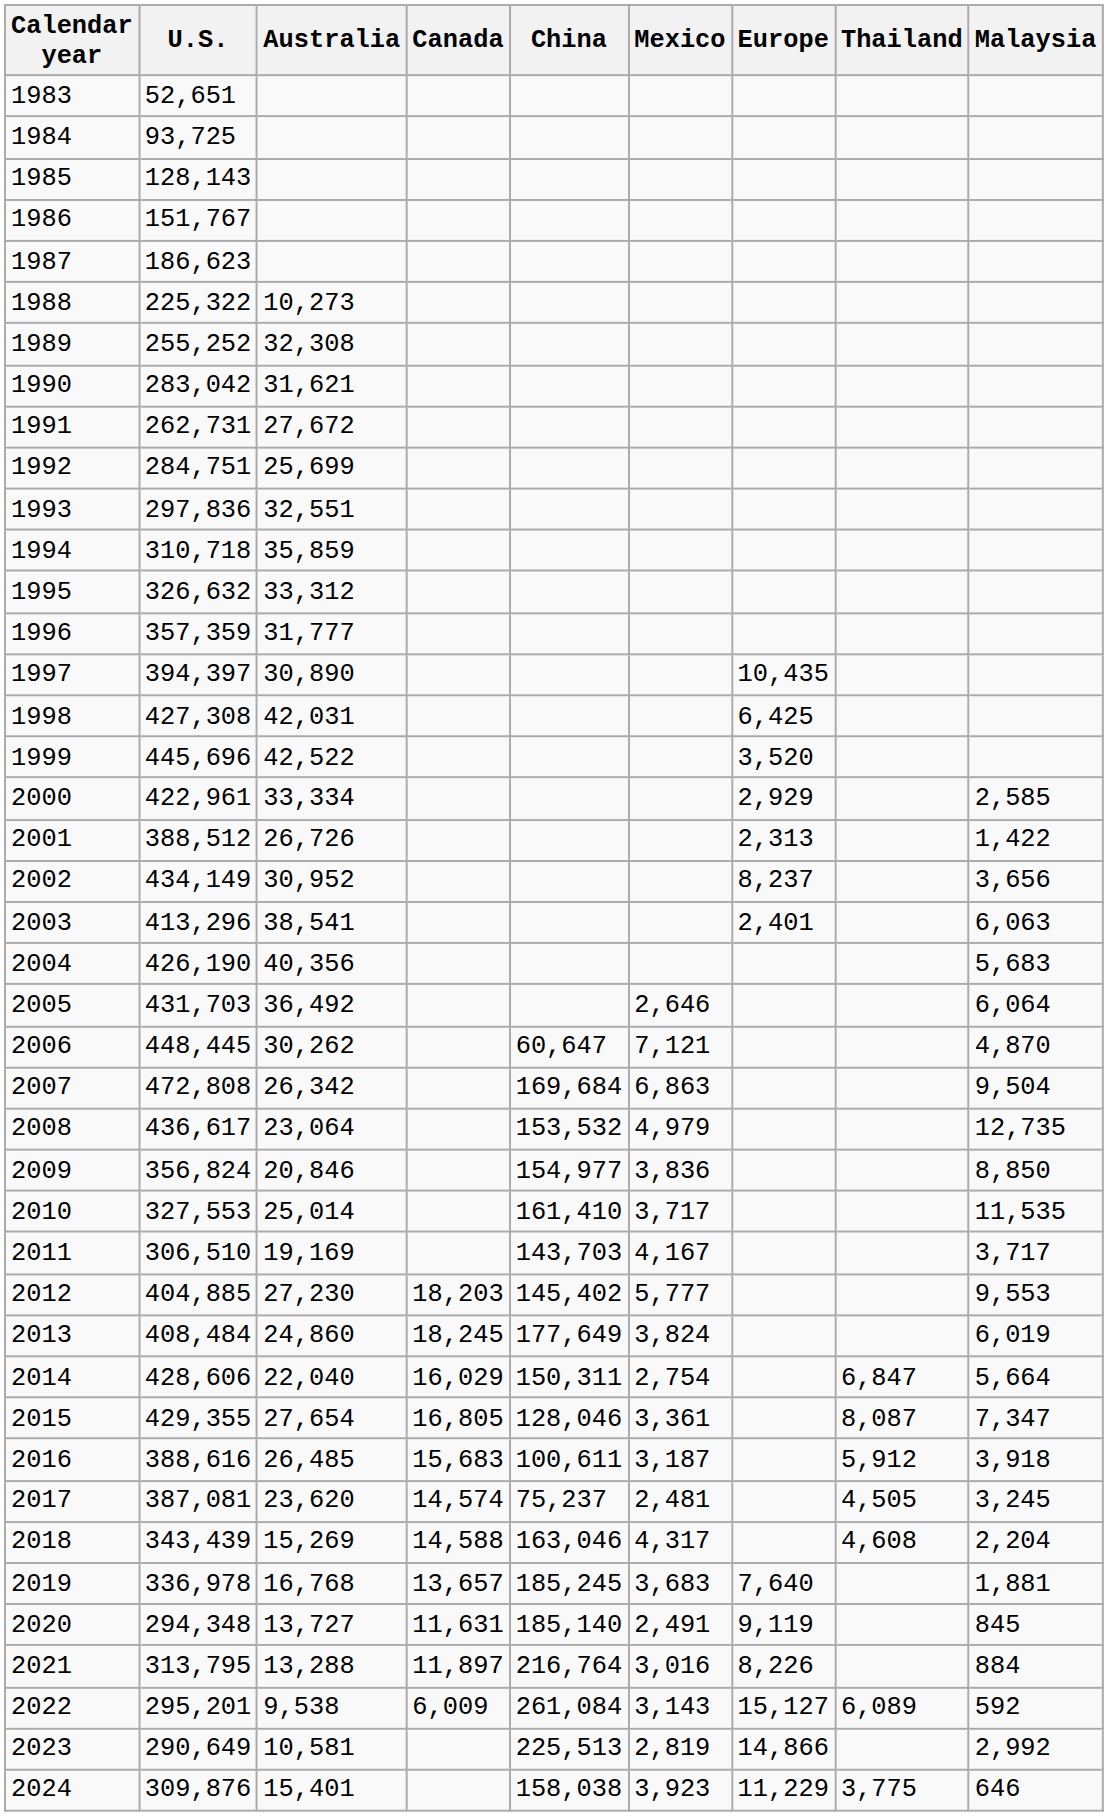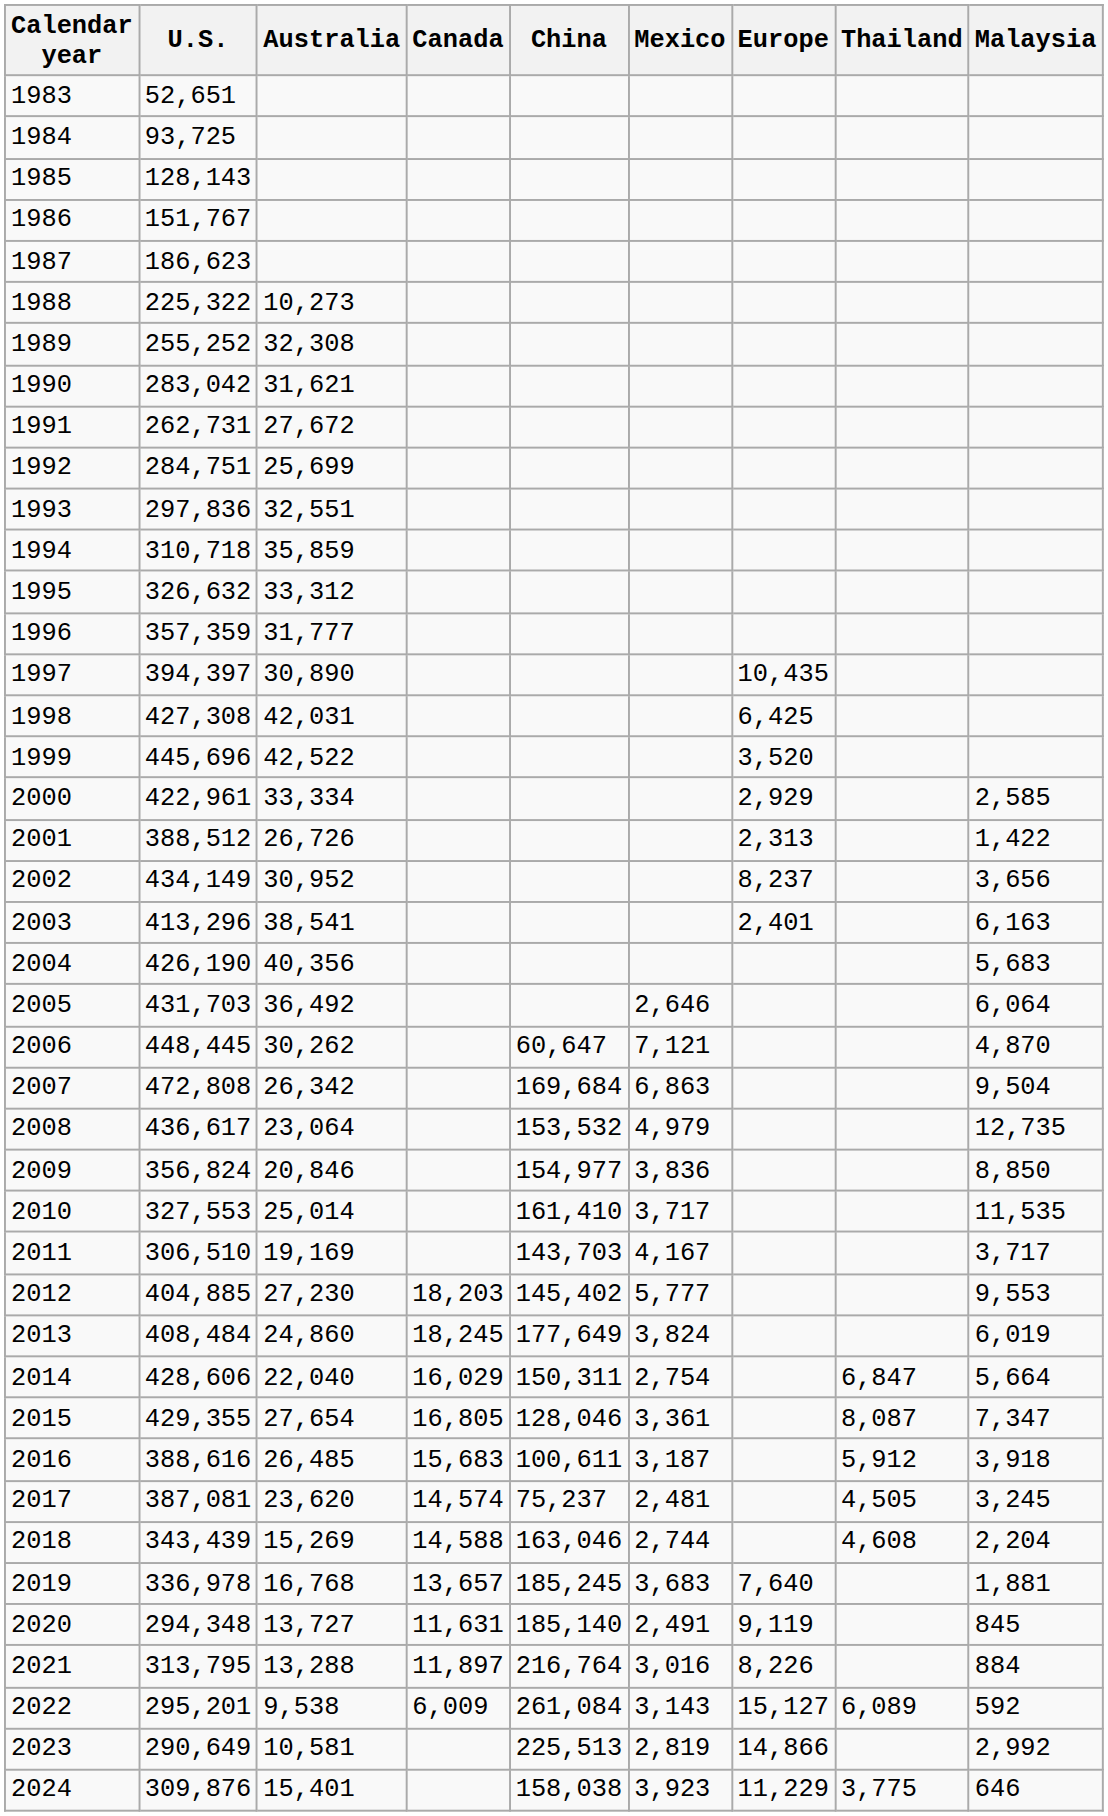(1013, 923) 6,063 -> (1013, 923) 6,163
(672, 1542) 4,317 -> (672, 1542) 2,744
